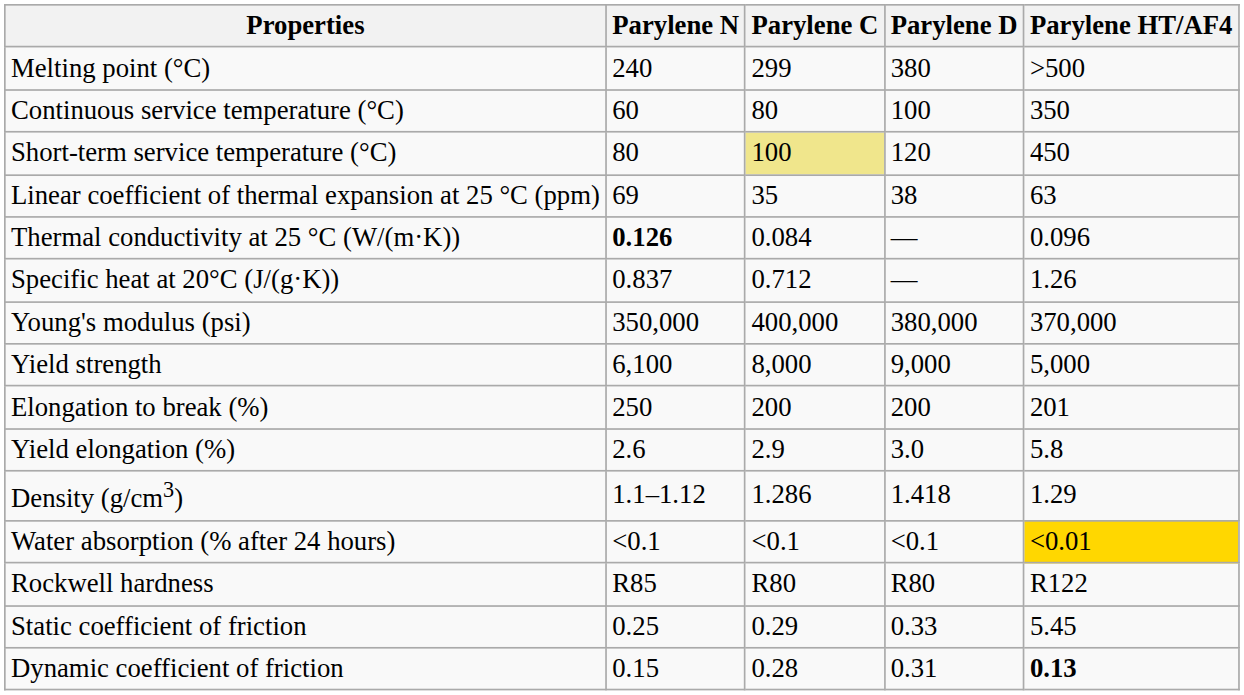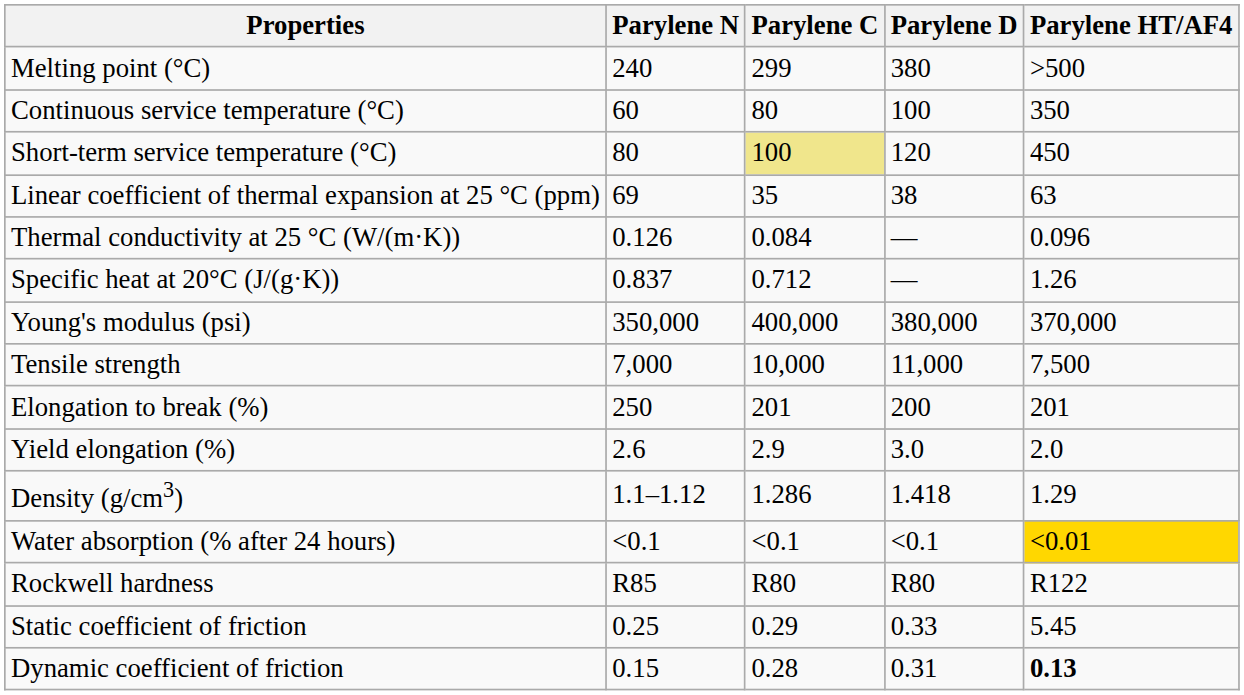(642, 237) bold -> (642, 237) normal
+ row: (96, 364)
- row: (86, 364)
(771, 407) 200 -> (771, 407) 201
(1047, 449) 5.8 -> (1047, 449) 2.0
